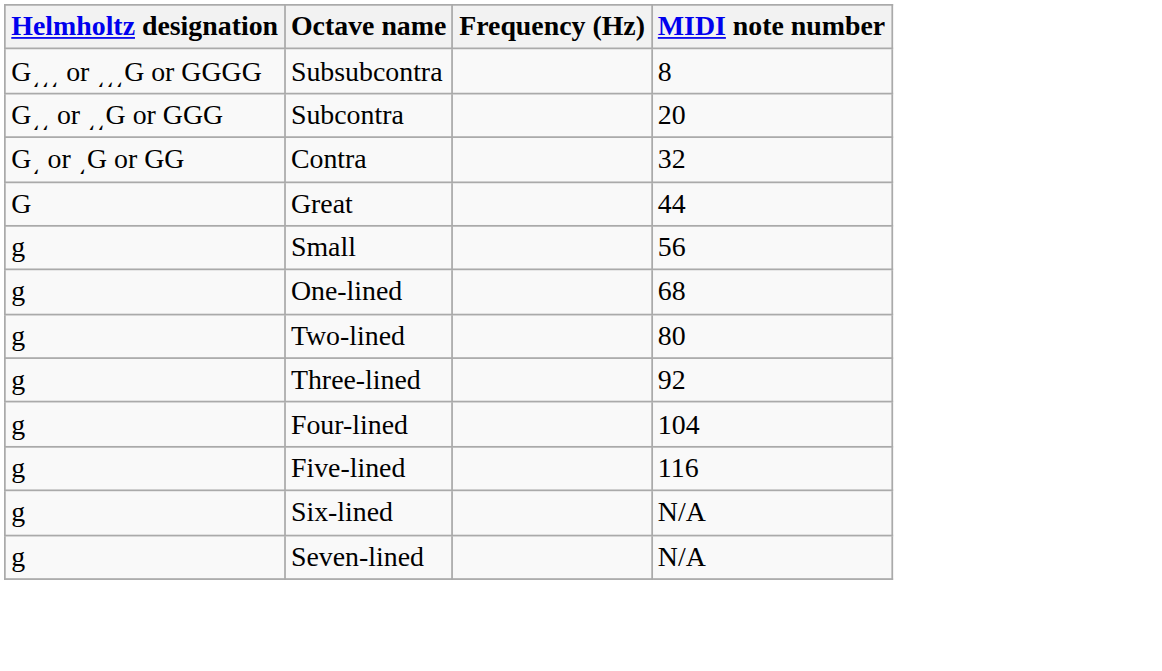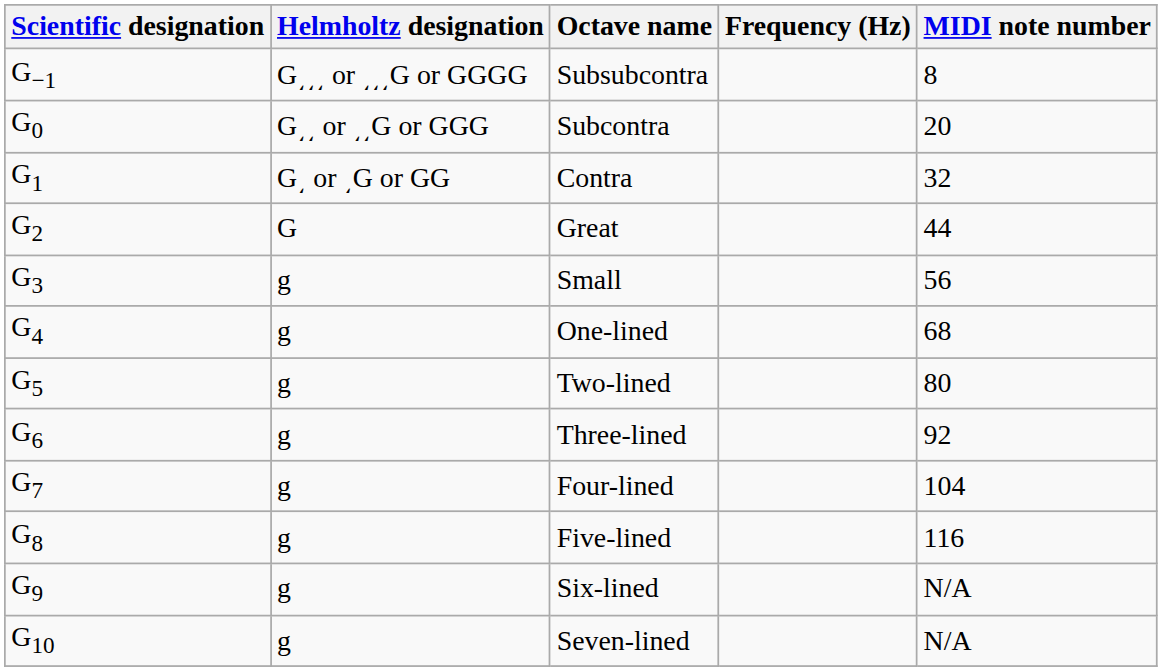+ column: (138, 26)
